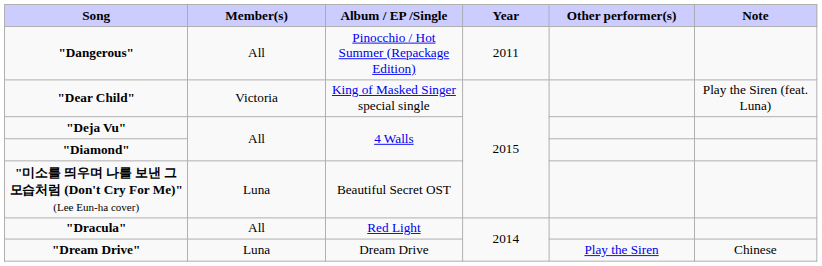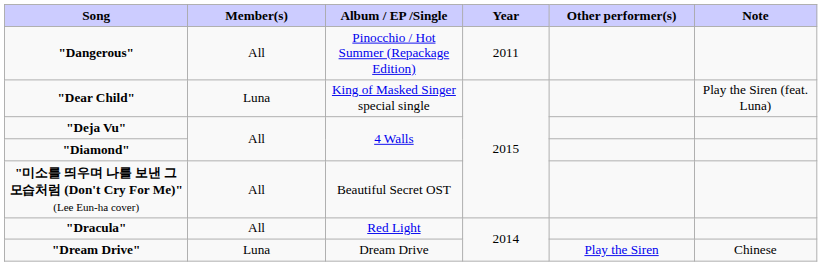(257, 98) Victoria -> (257, 98) Luna
(257, 189) Luna -> (257, 189) All
